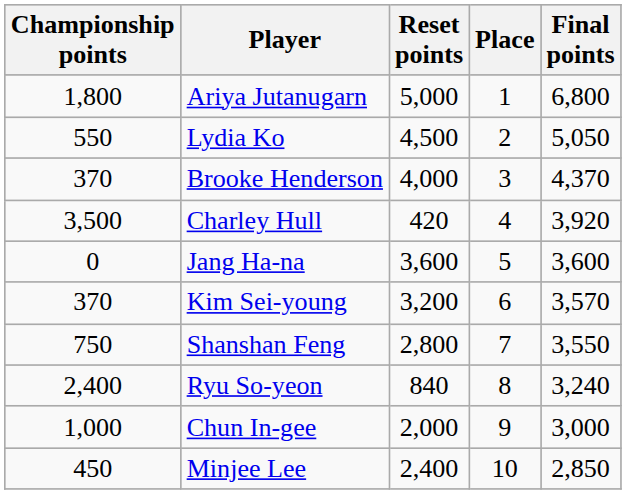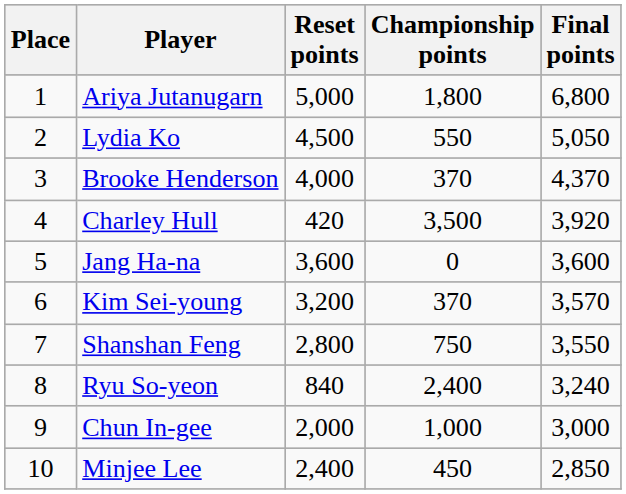columns swapped: (505, 39) <-> (93, 39)
